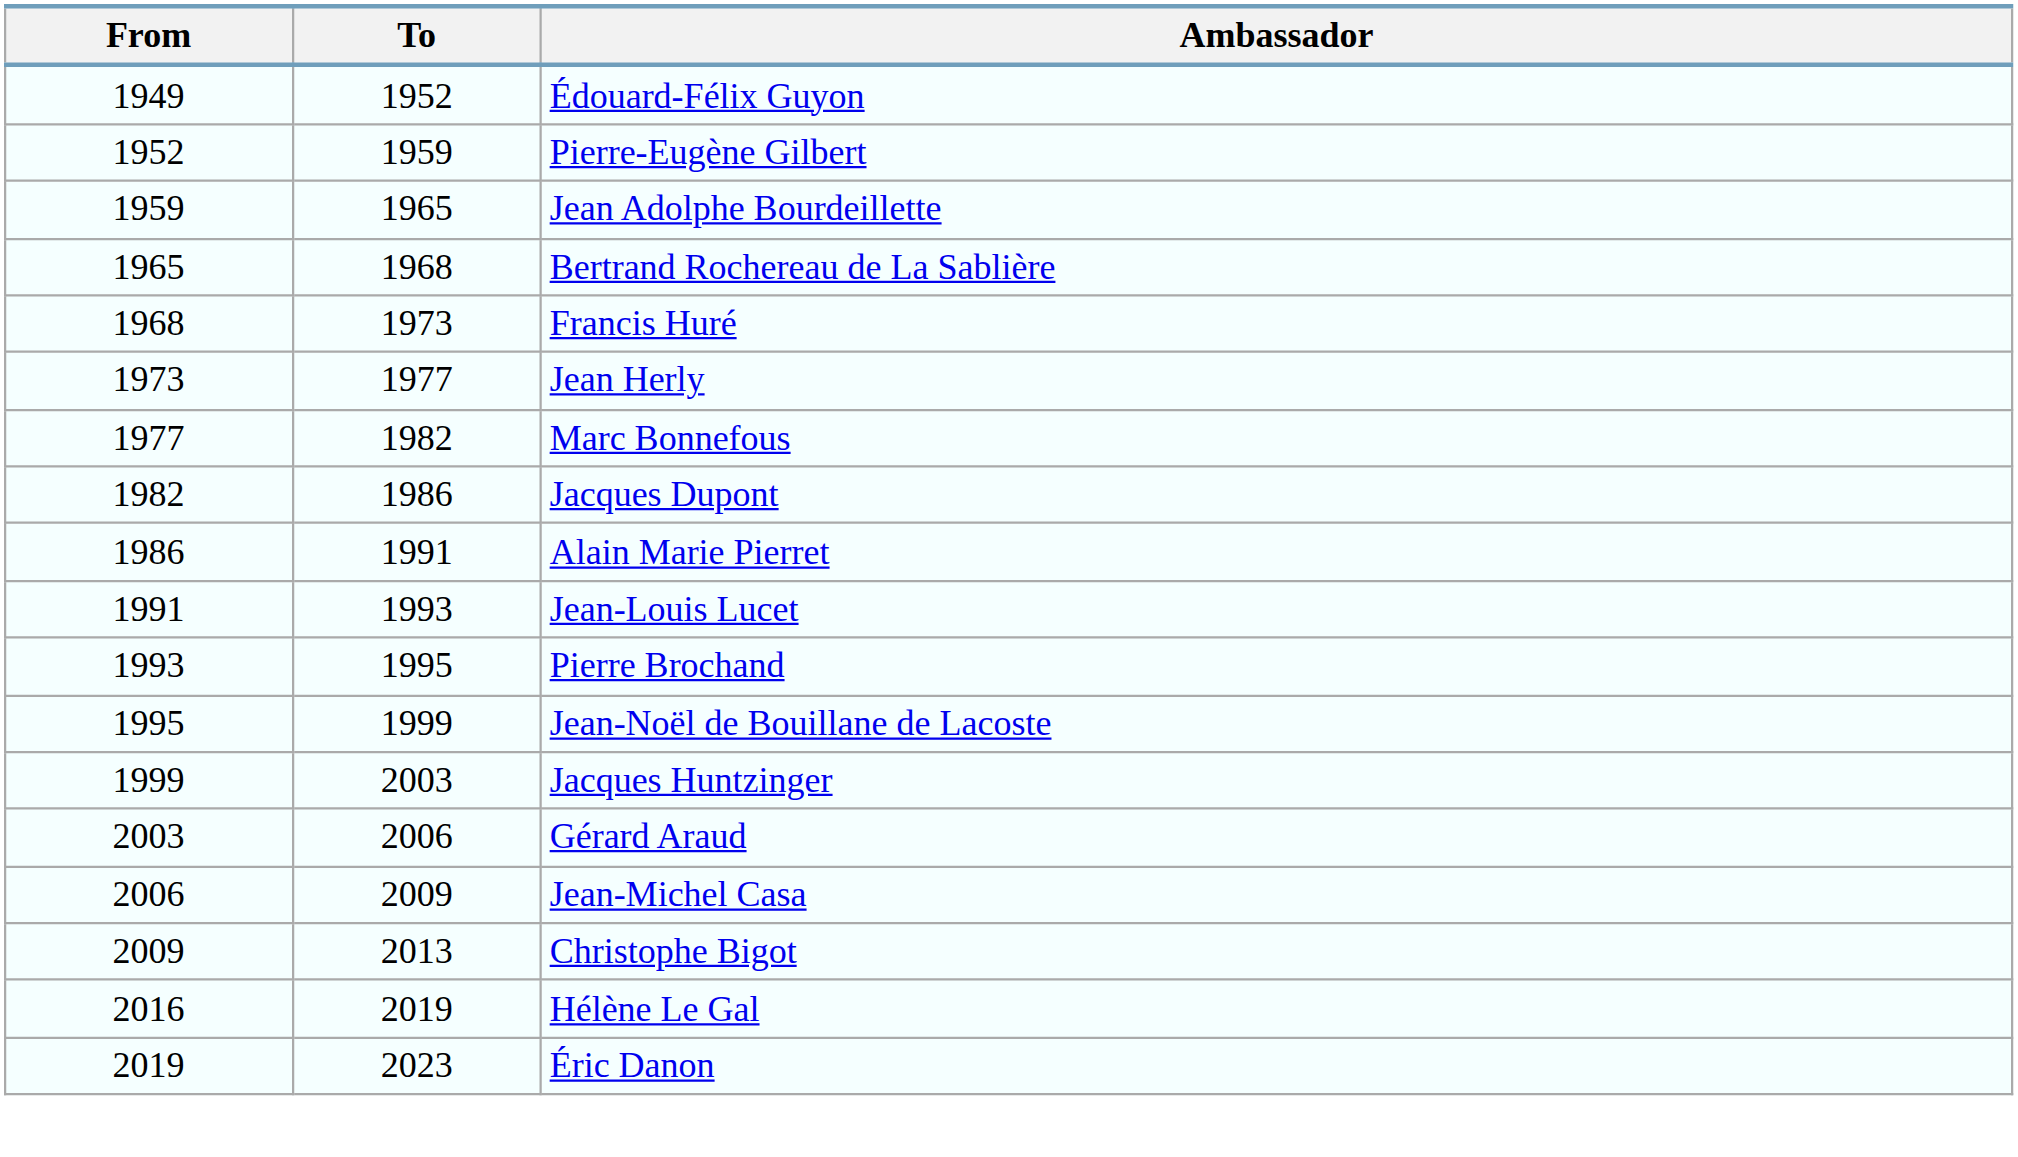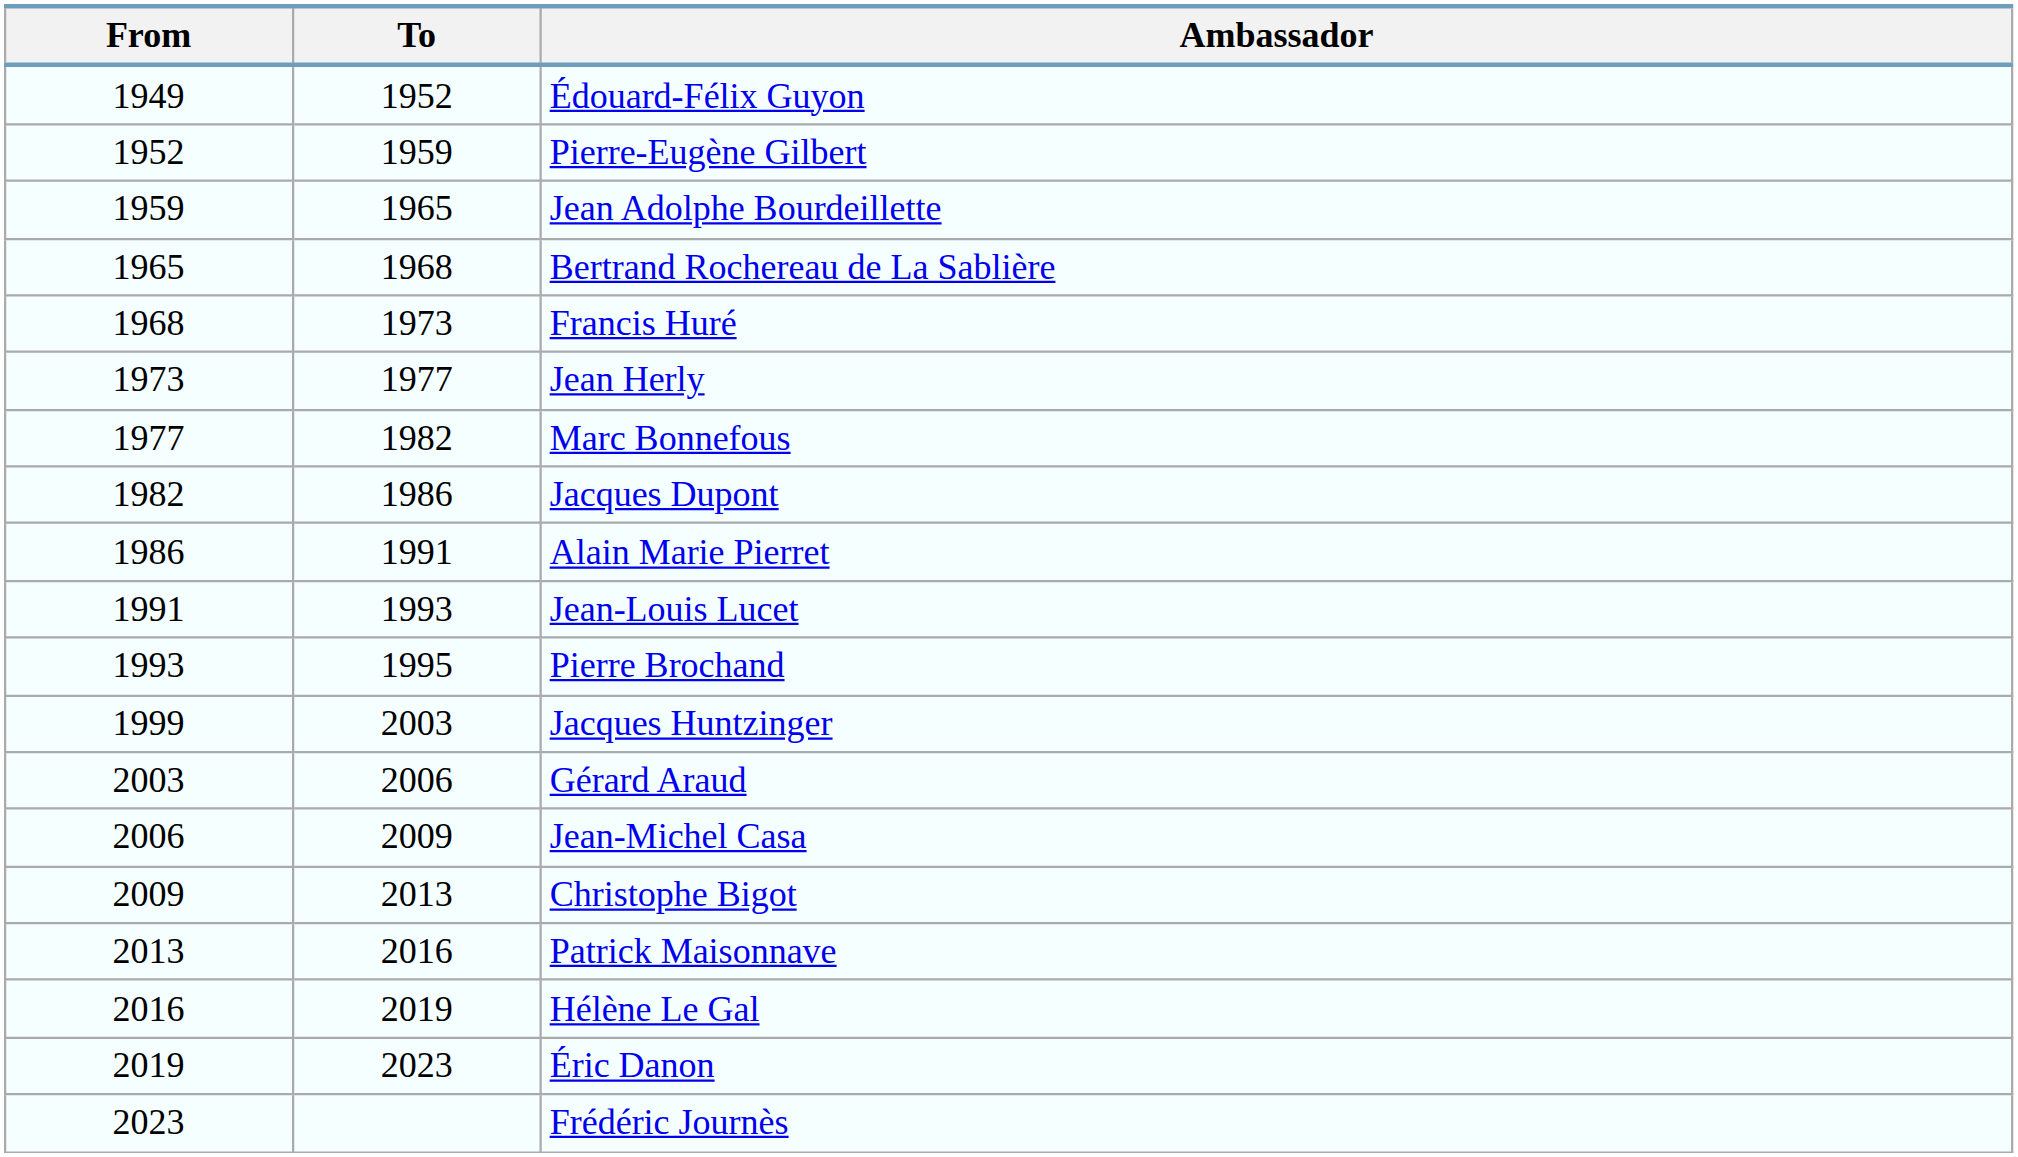- row: (801, 722)
+ row: (693, 951)
+ row: (669, 1122)
